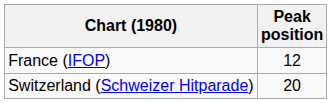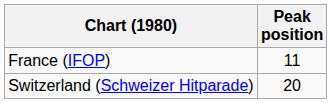(292, 60) 12 -> (292, 60) 11
